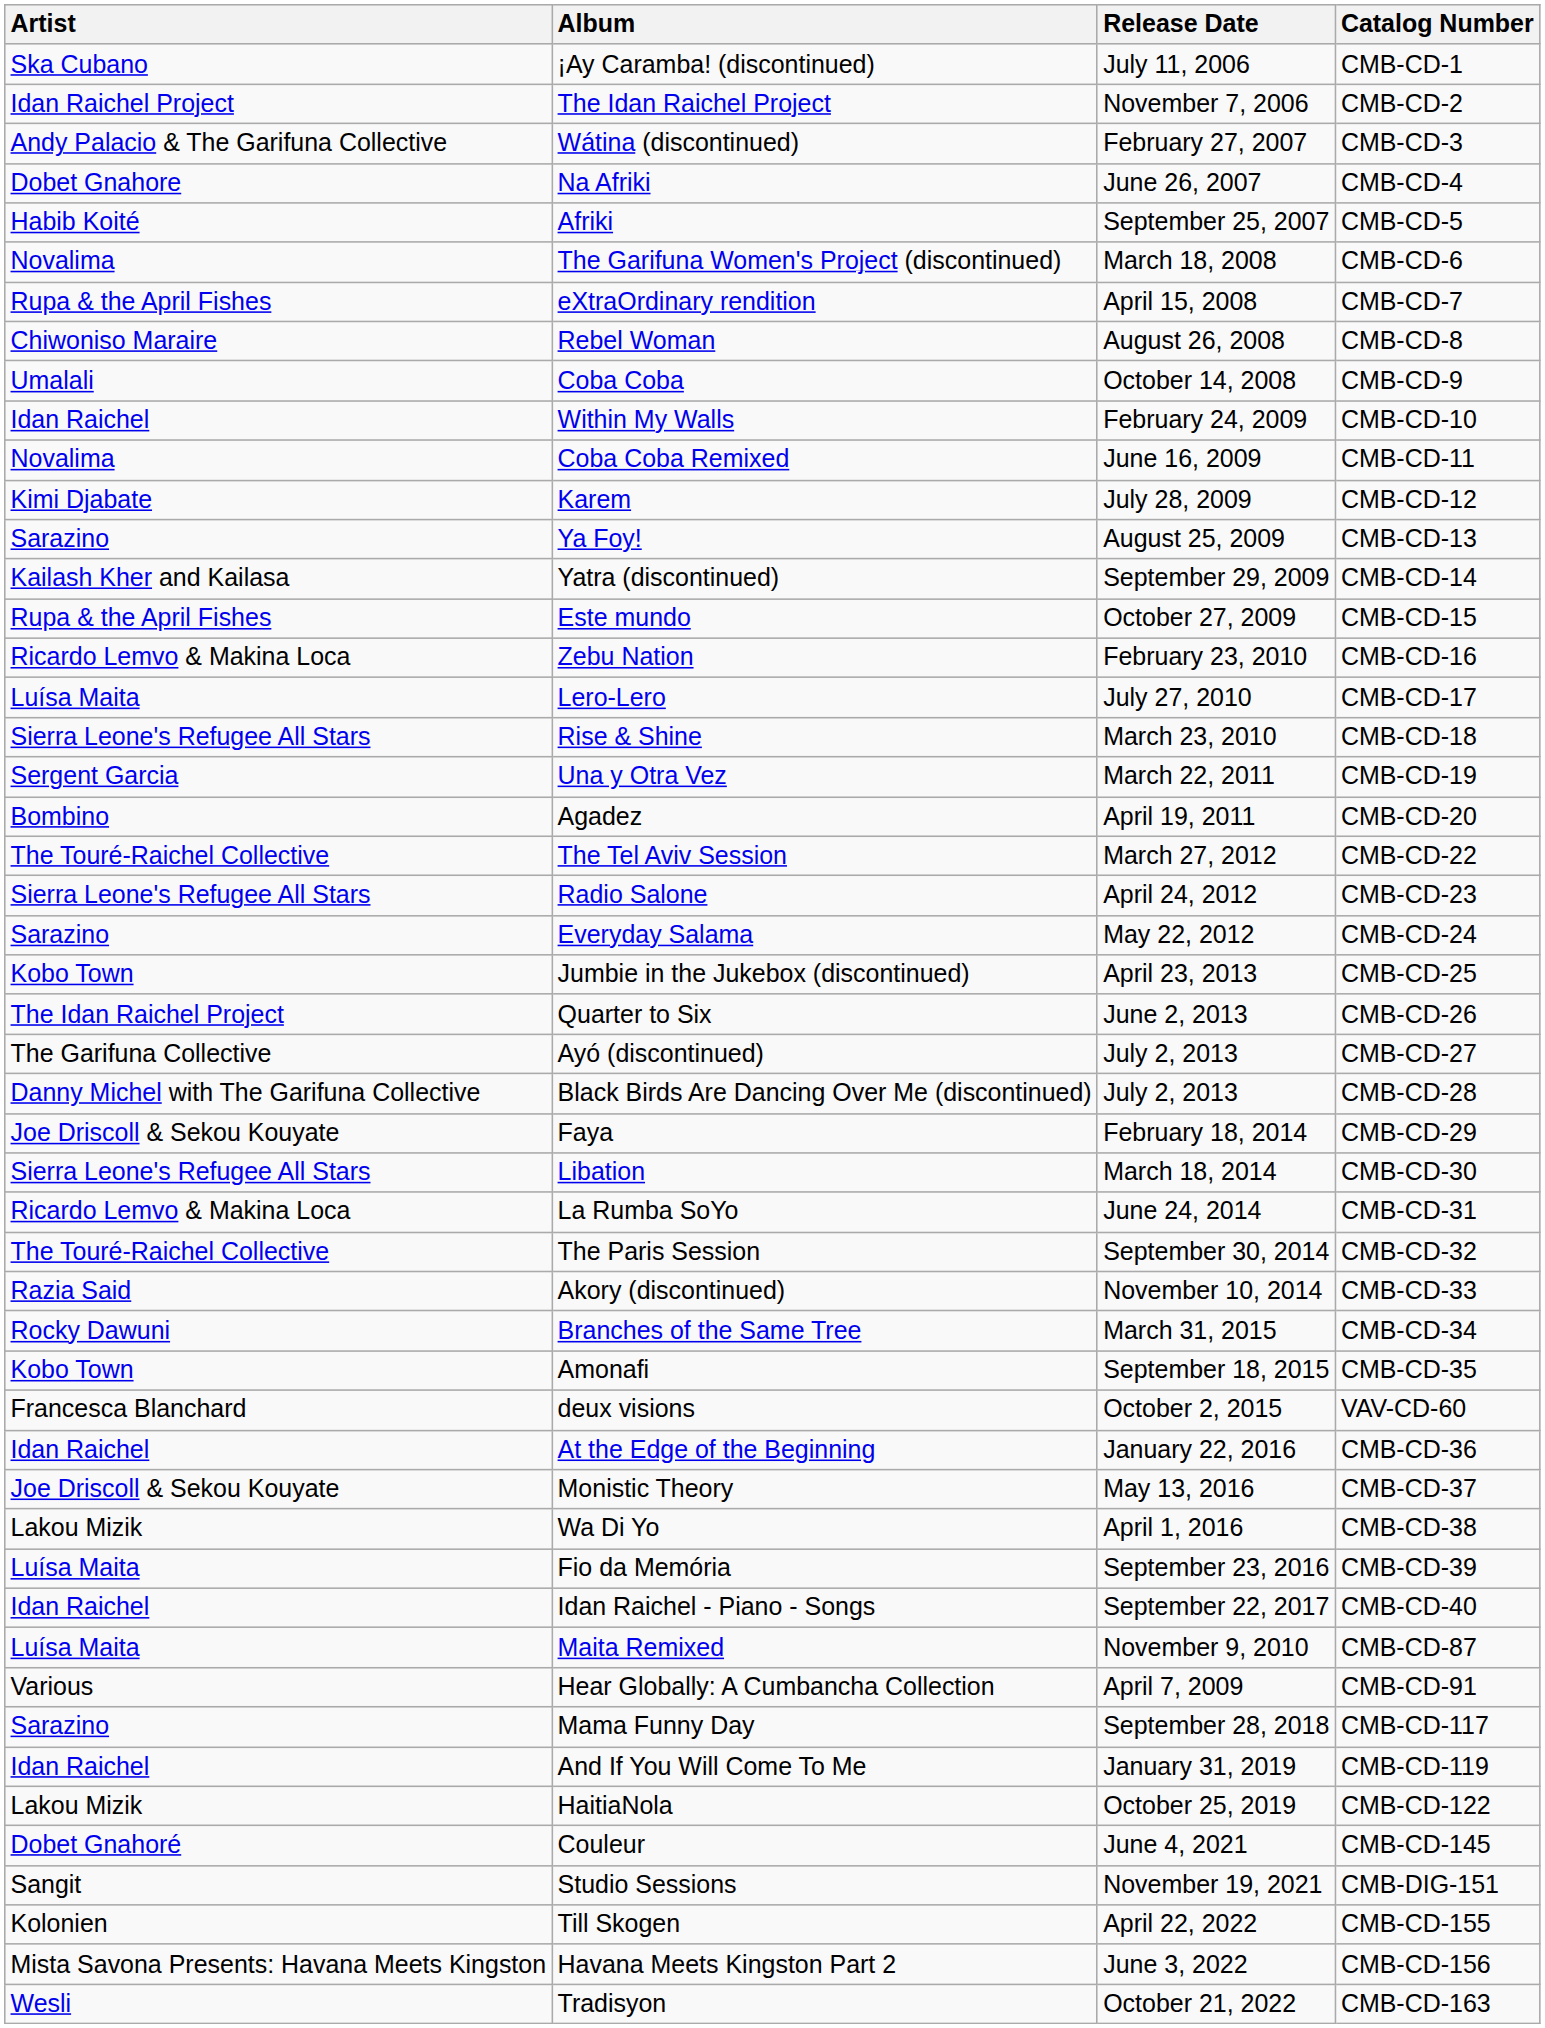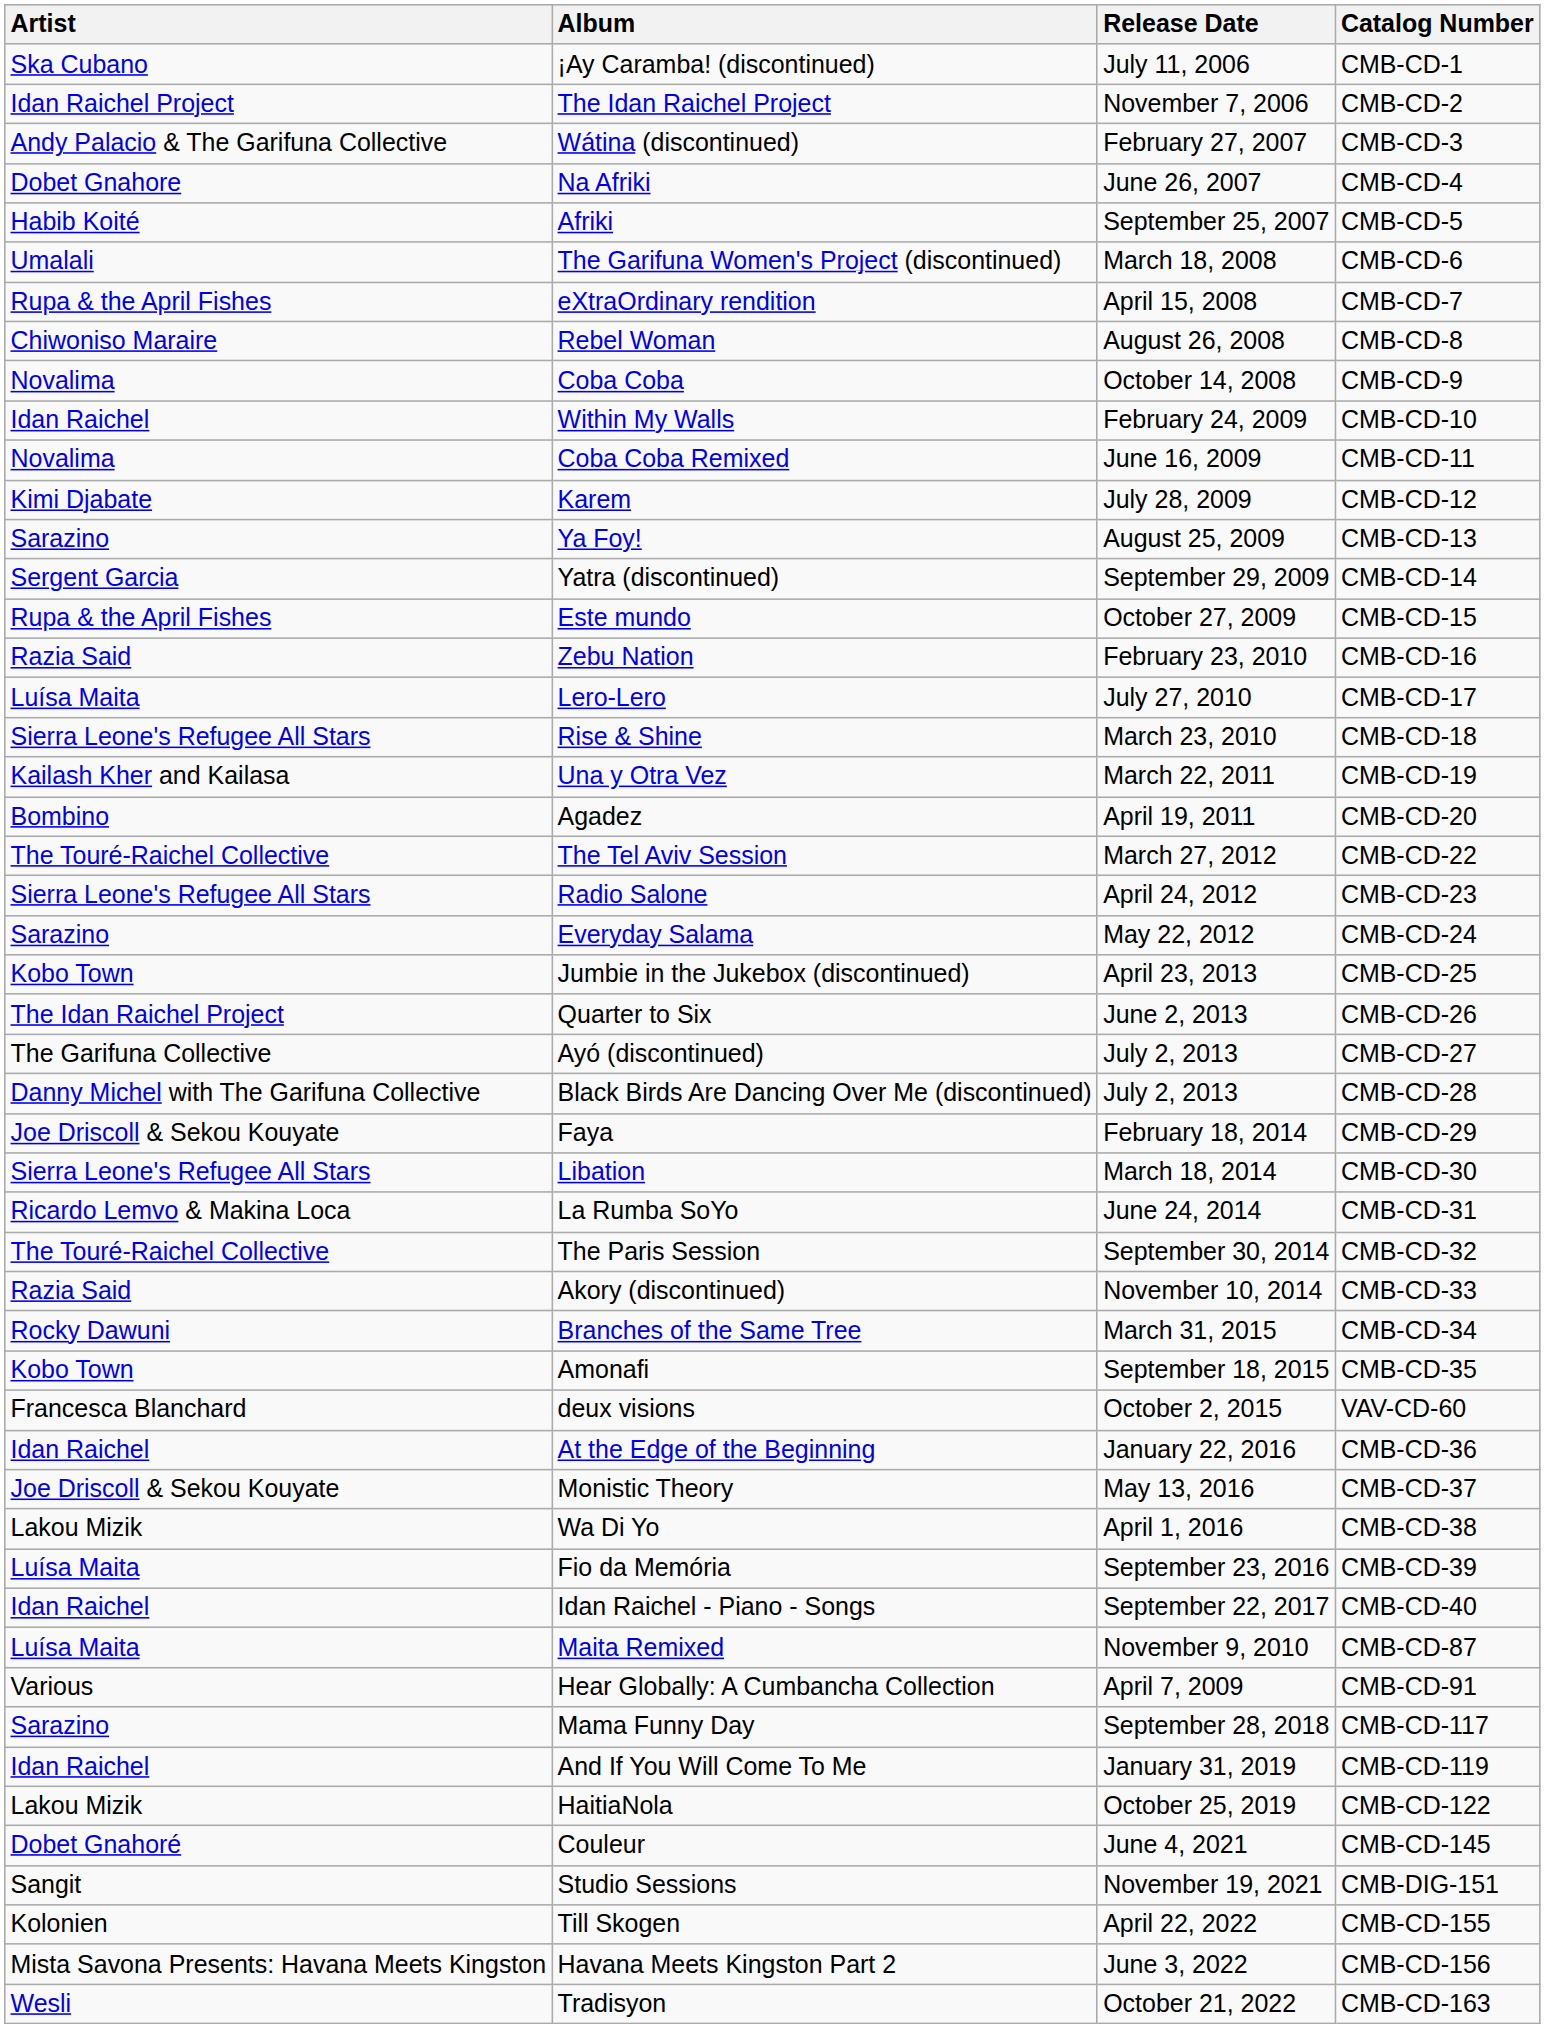(63, 261) Novalima -> (52, 261) Umalali
(52, 380) Umalali -> (63, 380) Novalima
(150, 578) Kailash Kher and Kailasa -> (94, 578) Sergent Garcia
(180, 657) Ricardo Lemvo & Makina Loca -> (71, 657) Razia Said
(94, 776) Sergent Garcia -> (150, 776) Kailash Kher and Kailasa
